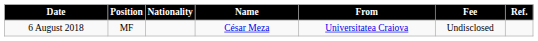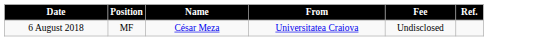- column: (170, 12)
